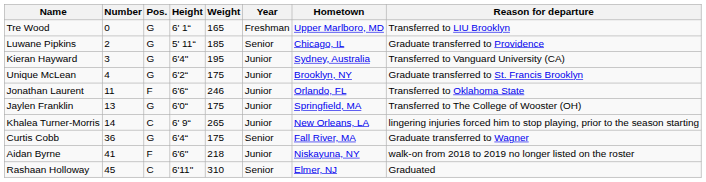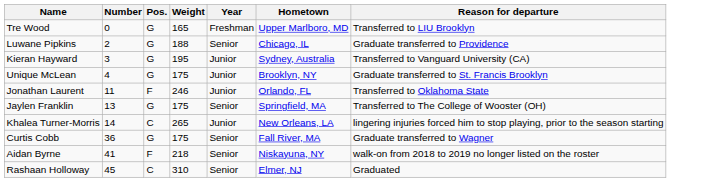- column: (187, 12)
(216, 43) 185 -> (180, 43) 188
(258, 106) Junior -> (224, 106) Senior
(258, 153) Junior -> (224, 153) Senior
